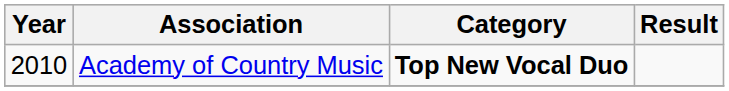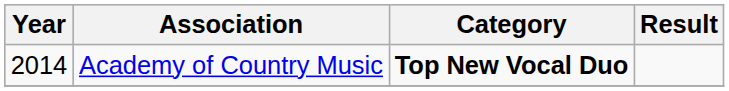(39, 65) 2010 -> (39, 65) 2014
